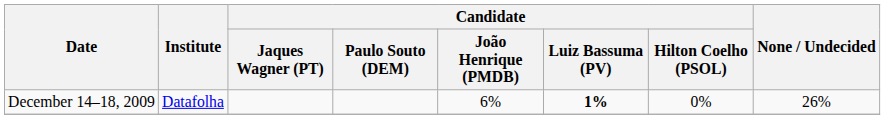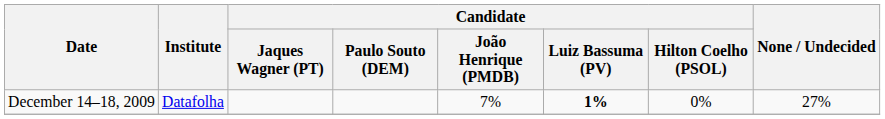(491, 101) 6% -> (491, 101) 7%
(816, 101) 26% -> (816, 101) 27%
